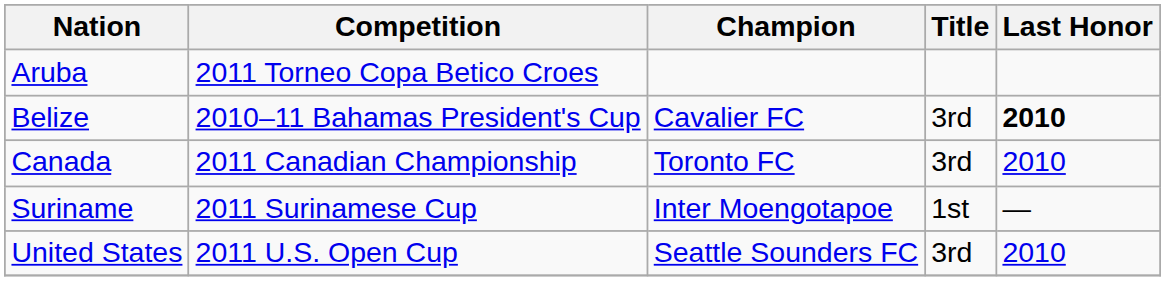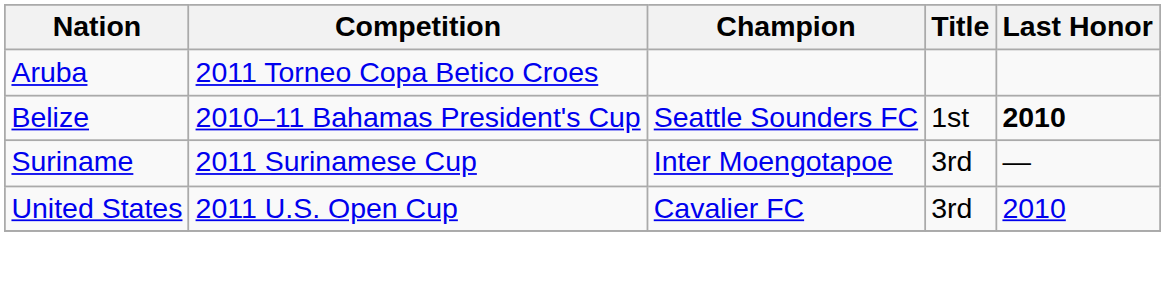(729, 117) Cavalier FC -> (786, 117) Seattle Sounders FC
(952, 117) 3rd -> (950, 117) 1st
- row: (61, 162)
(950, 207) 1st -> (952, 162) 3rd
(786, 252) Seattle Sounders FC -> (729, 207) Cavalier FC
